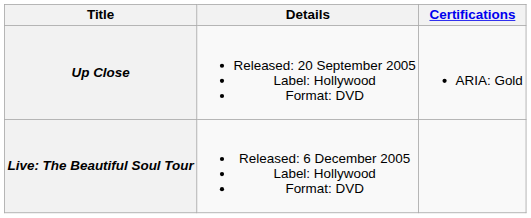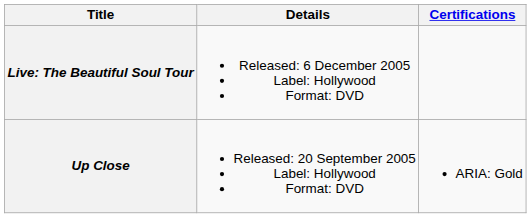rows swapped: (101, 72) <-> (101, 166)
